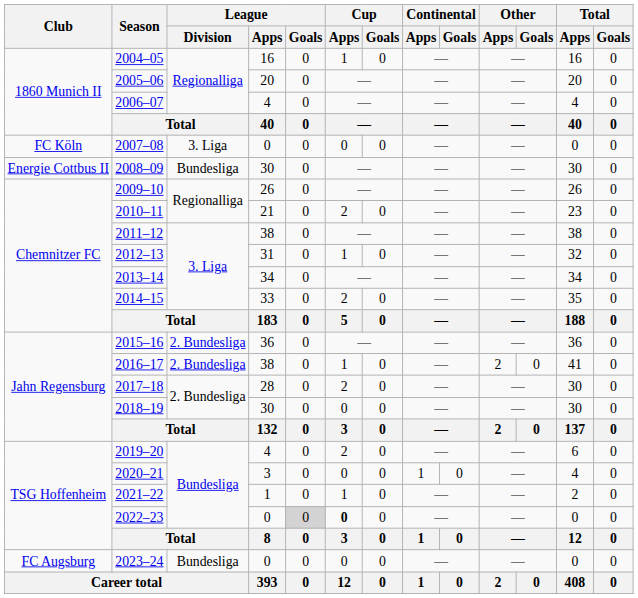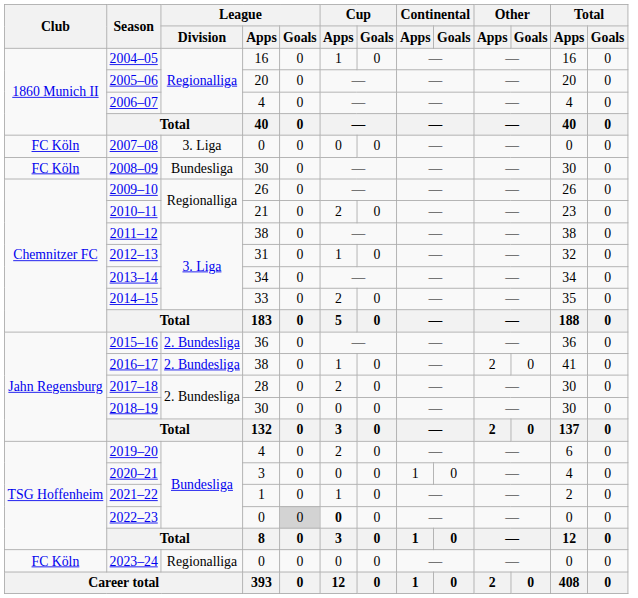(58, 168) Energie Cottbus II -> (55, 168) FC Köln
(58, 560) FC Augsburg -> (55, 560) FC Köln
(208, 560) Bundesliga -> (202, 560) Regionalliga
